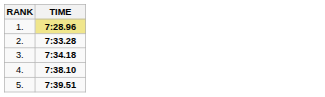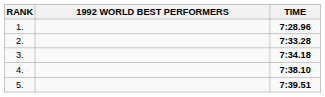+ column: (153, 12)
(60, 27) khaki background -> (295, 27) no background
